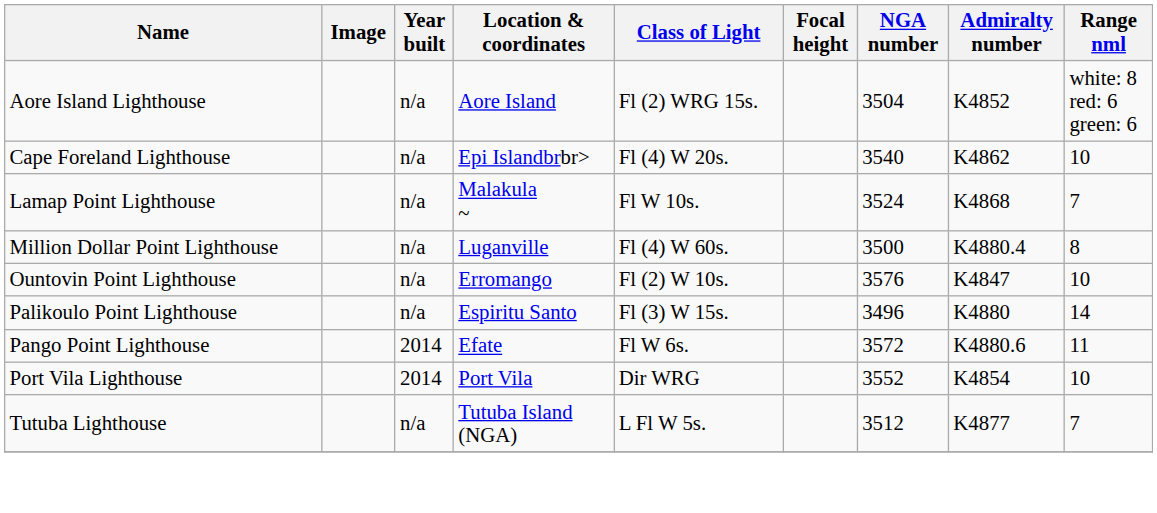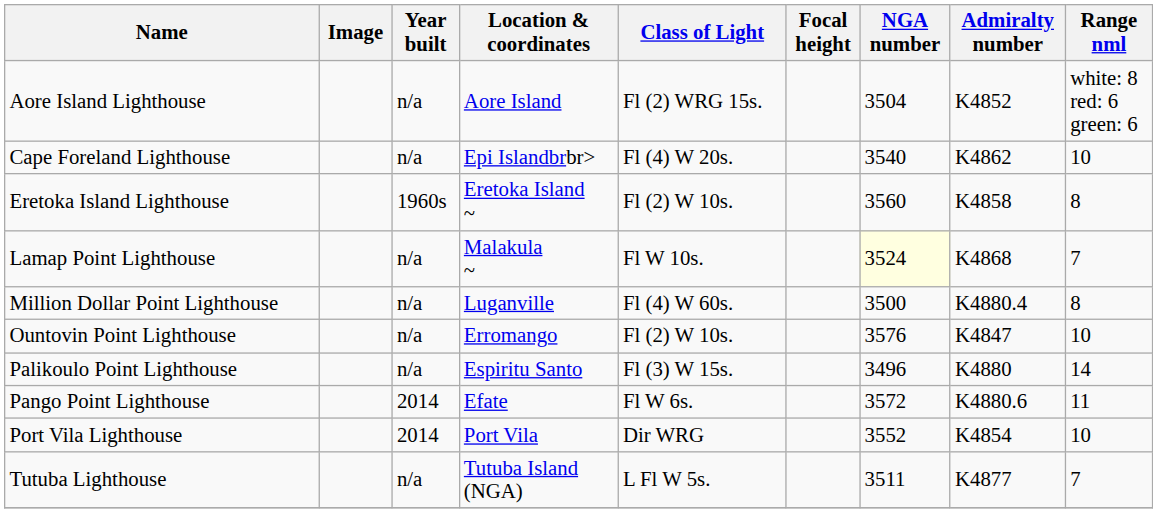+ row: (119, 201)
(883, 201) no background -> (885, 258) lightyellow background
(883, 423) 3512 -> (885, 479) 3511
